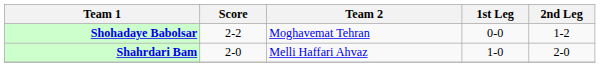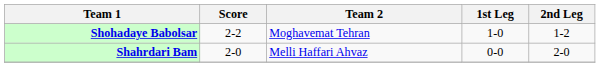(495, 33) 0-0 -> (495, 33) 1-0
(495, 52) 1-0 -> (495, 52) 0-0
